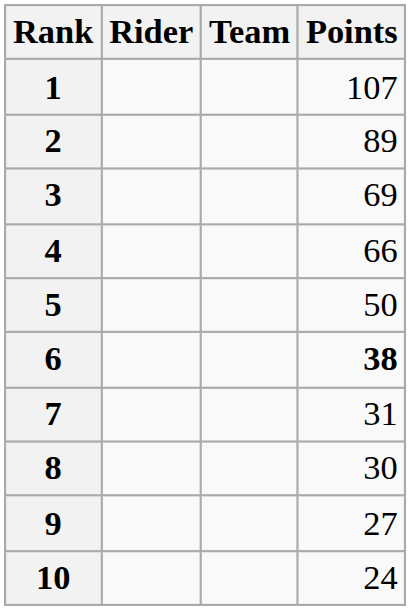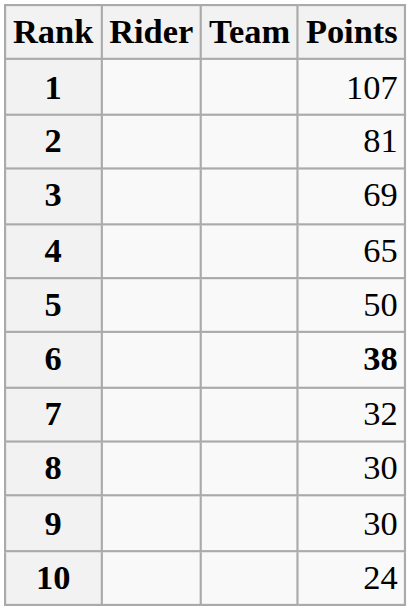(380, 140) 89 -> (380, 140) 81
(380, 250) 66 -> (380, 250) 65
(380, 413) 31 -> (380, 413) 32
(380, 522) 27 -> (380, 522) 30
